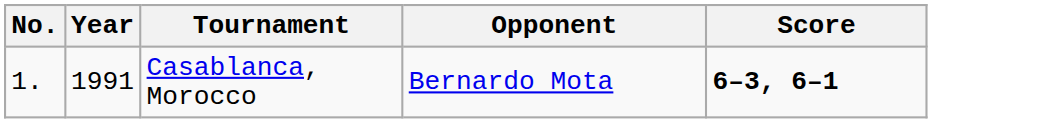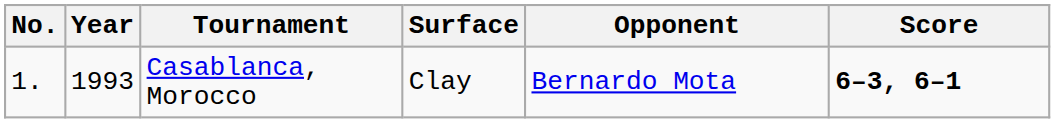+ column: (464, 25)
(103, 82) 1991 -> (103, 82) 1993
